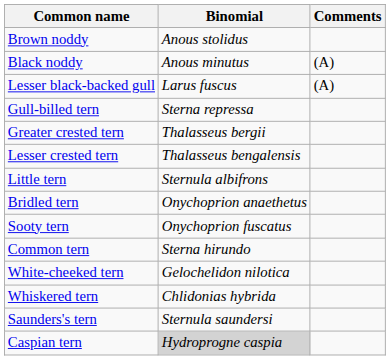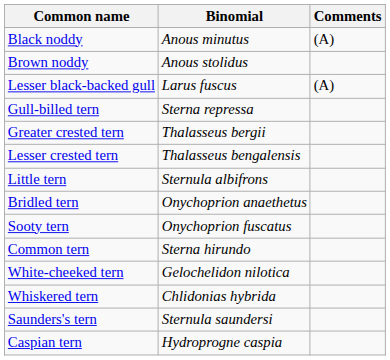rows swapped: (48, 39) <-> (45, 62)
(222, 343) lightgrey background -> (222, 343) no background
